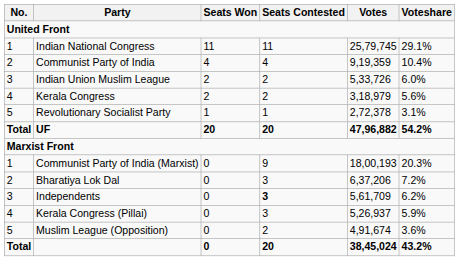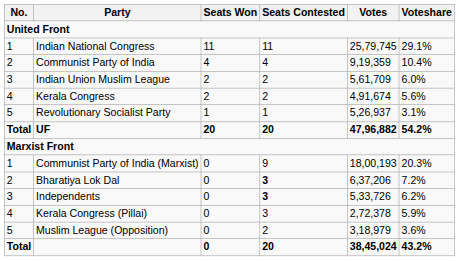(370, 79) 5,33,726 -> (370, 79) 5,61,709
(370, 96) 3,18,979 -> (370, 96) 4,91,674
(370, 113) 2,72,378 -> (370, 113) 5,26,937
(265, 180) normal -> (265, 180) bold
(370, 197) 5,61,709 -> (370, 197) 5,33,726
(370, 213) 5,26,937 -> (370, 213) 2,72,378
(370, 230) 4,91,674 -> (370, 230) 3,18,979
